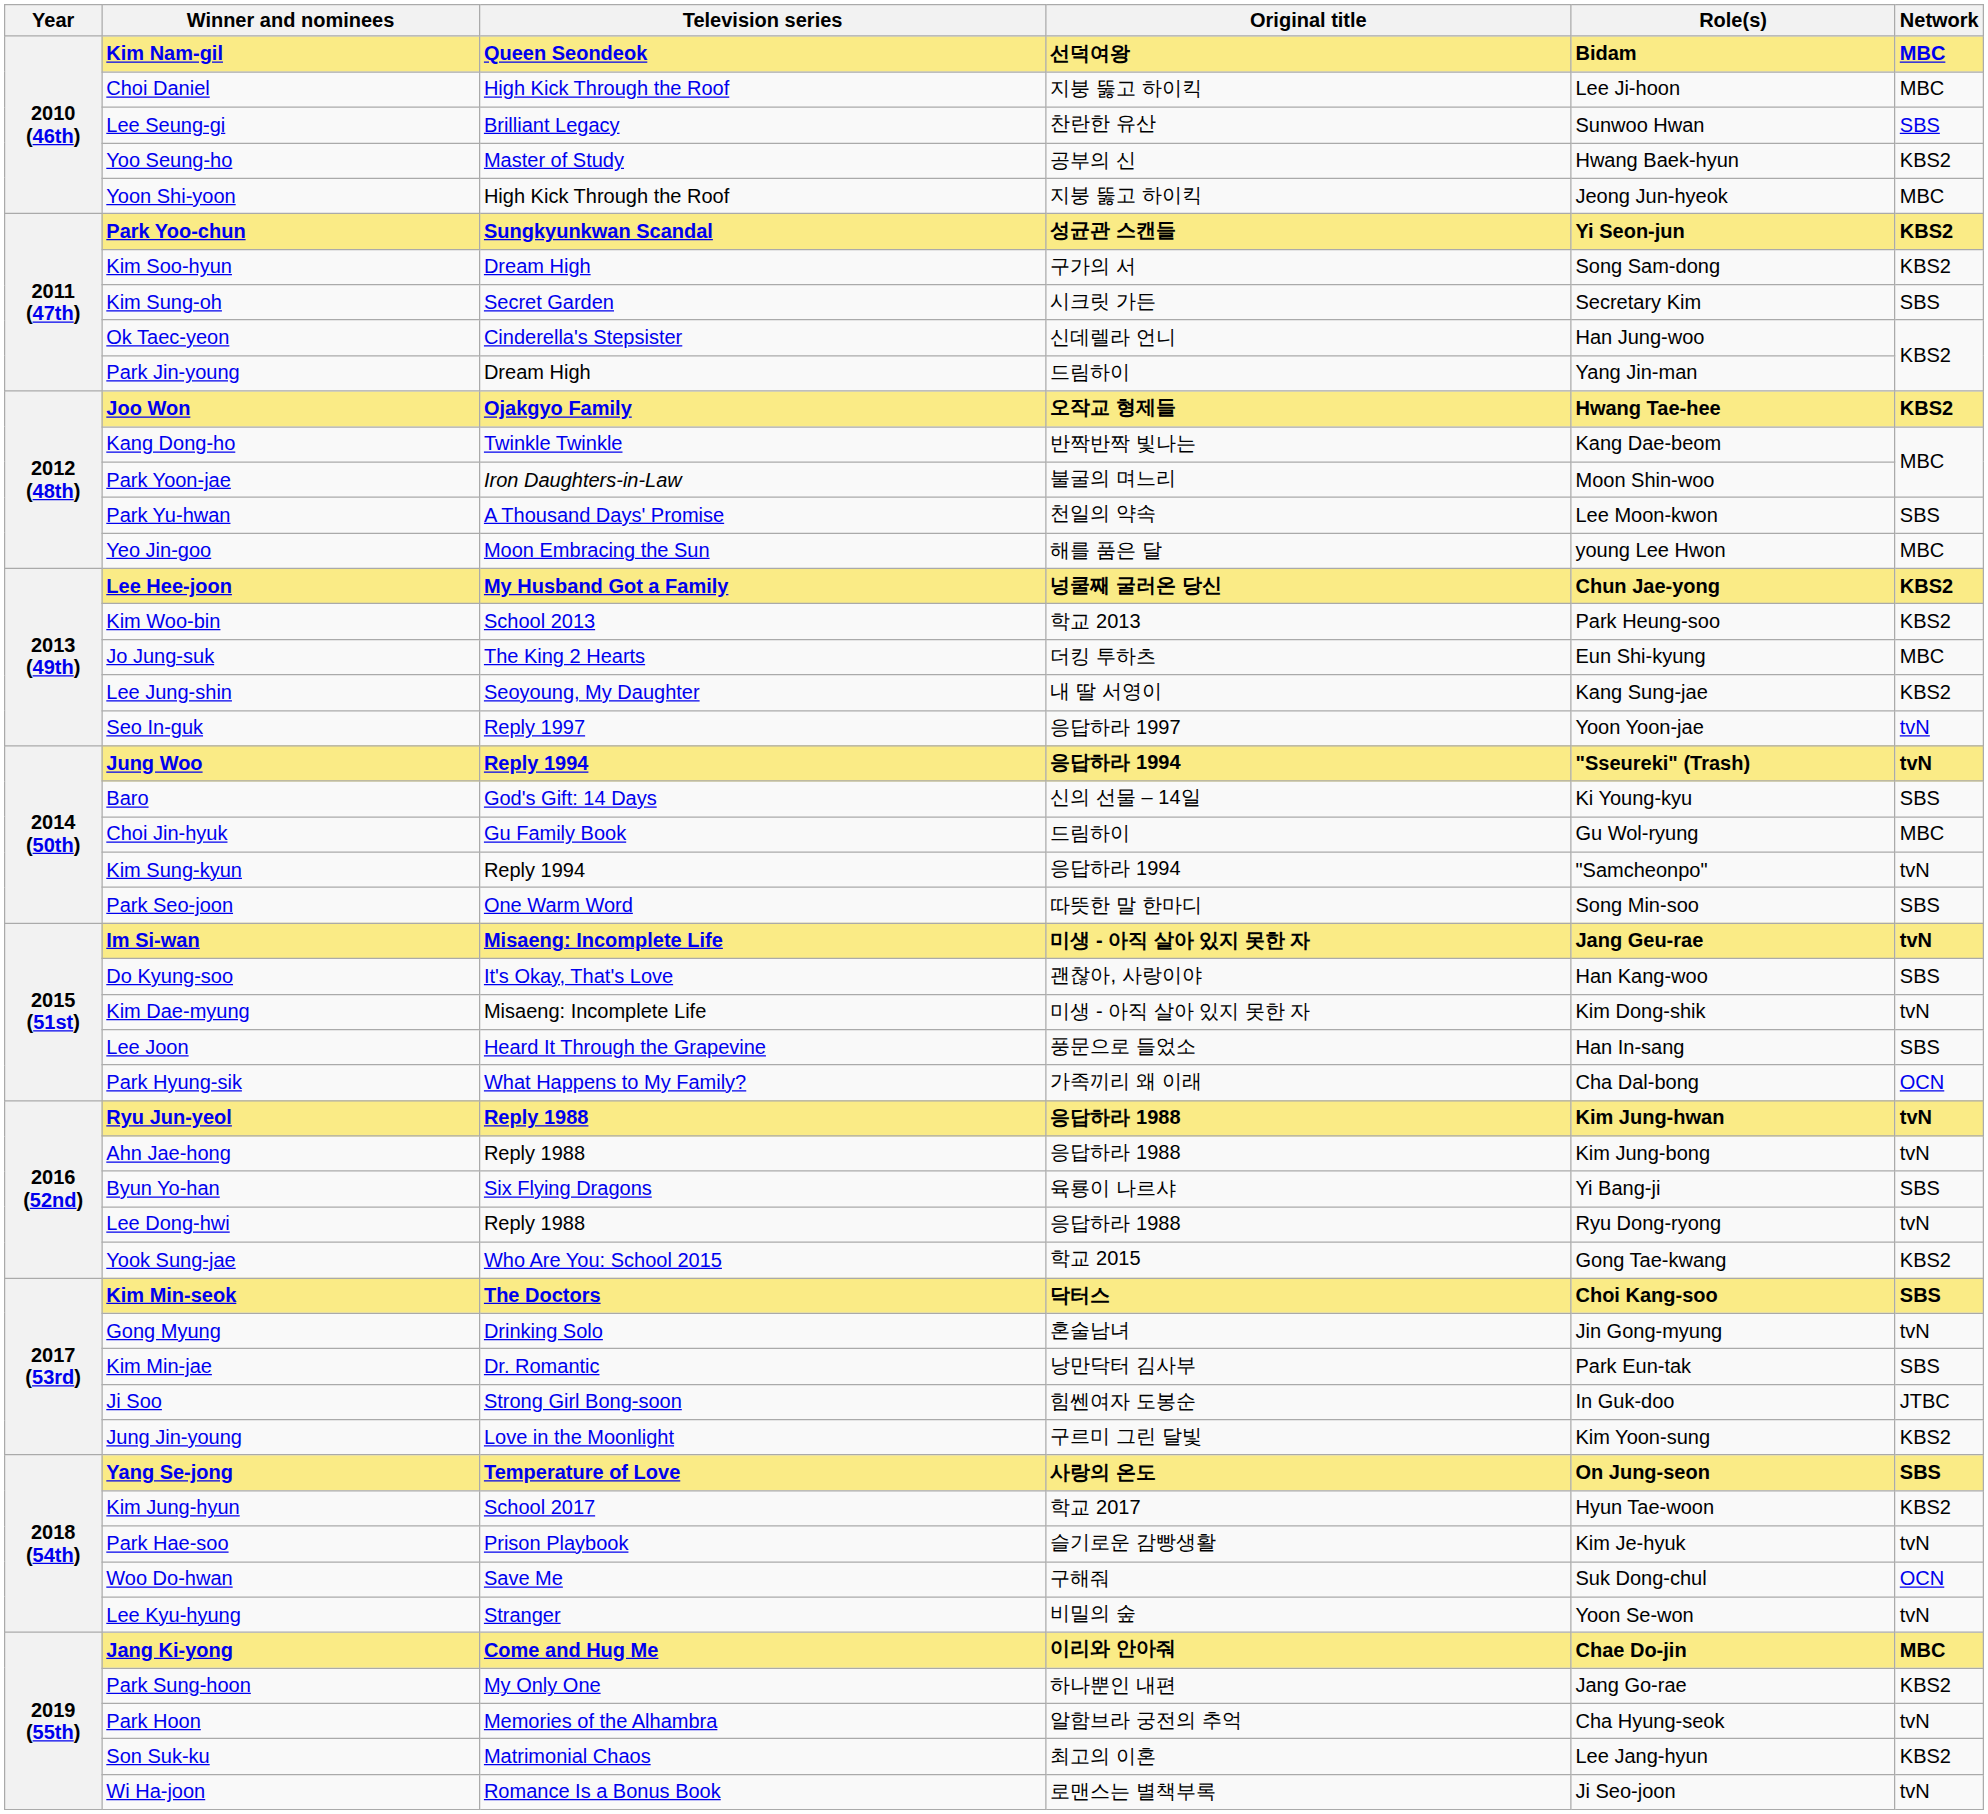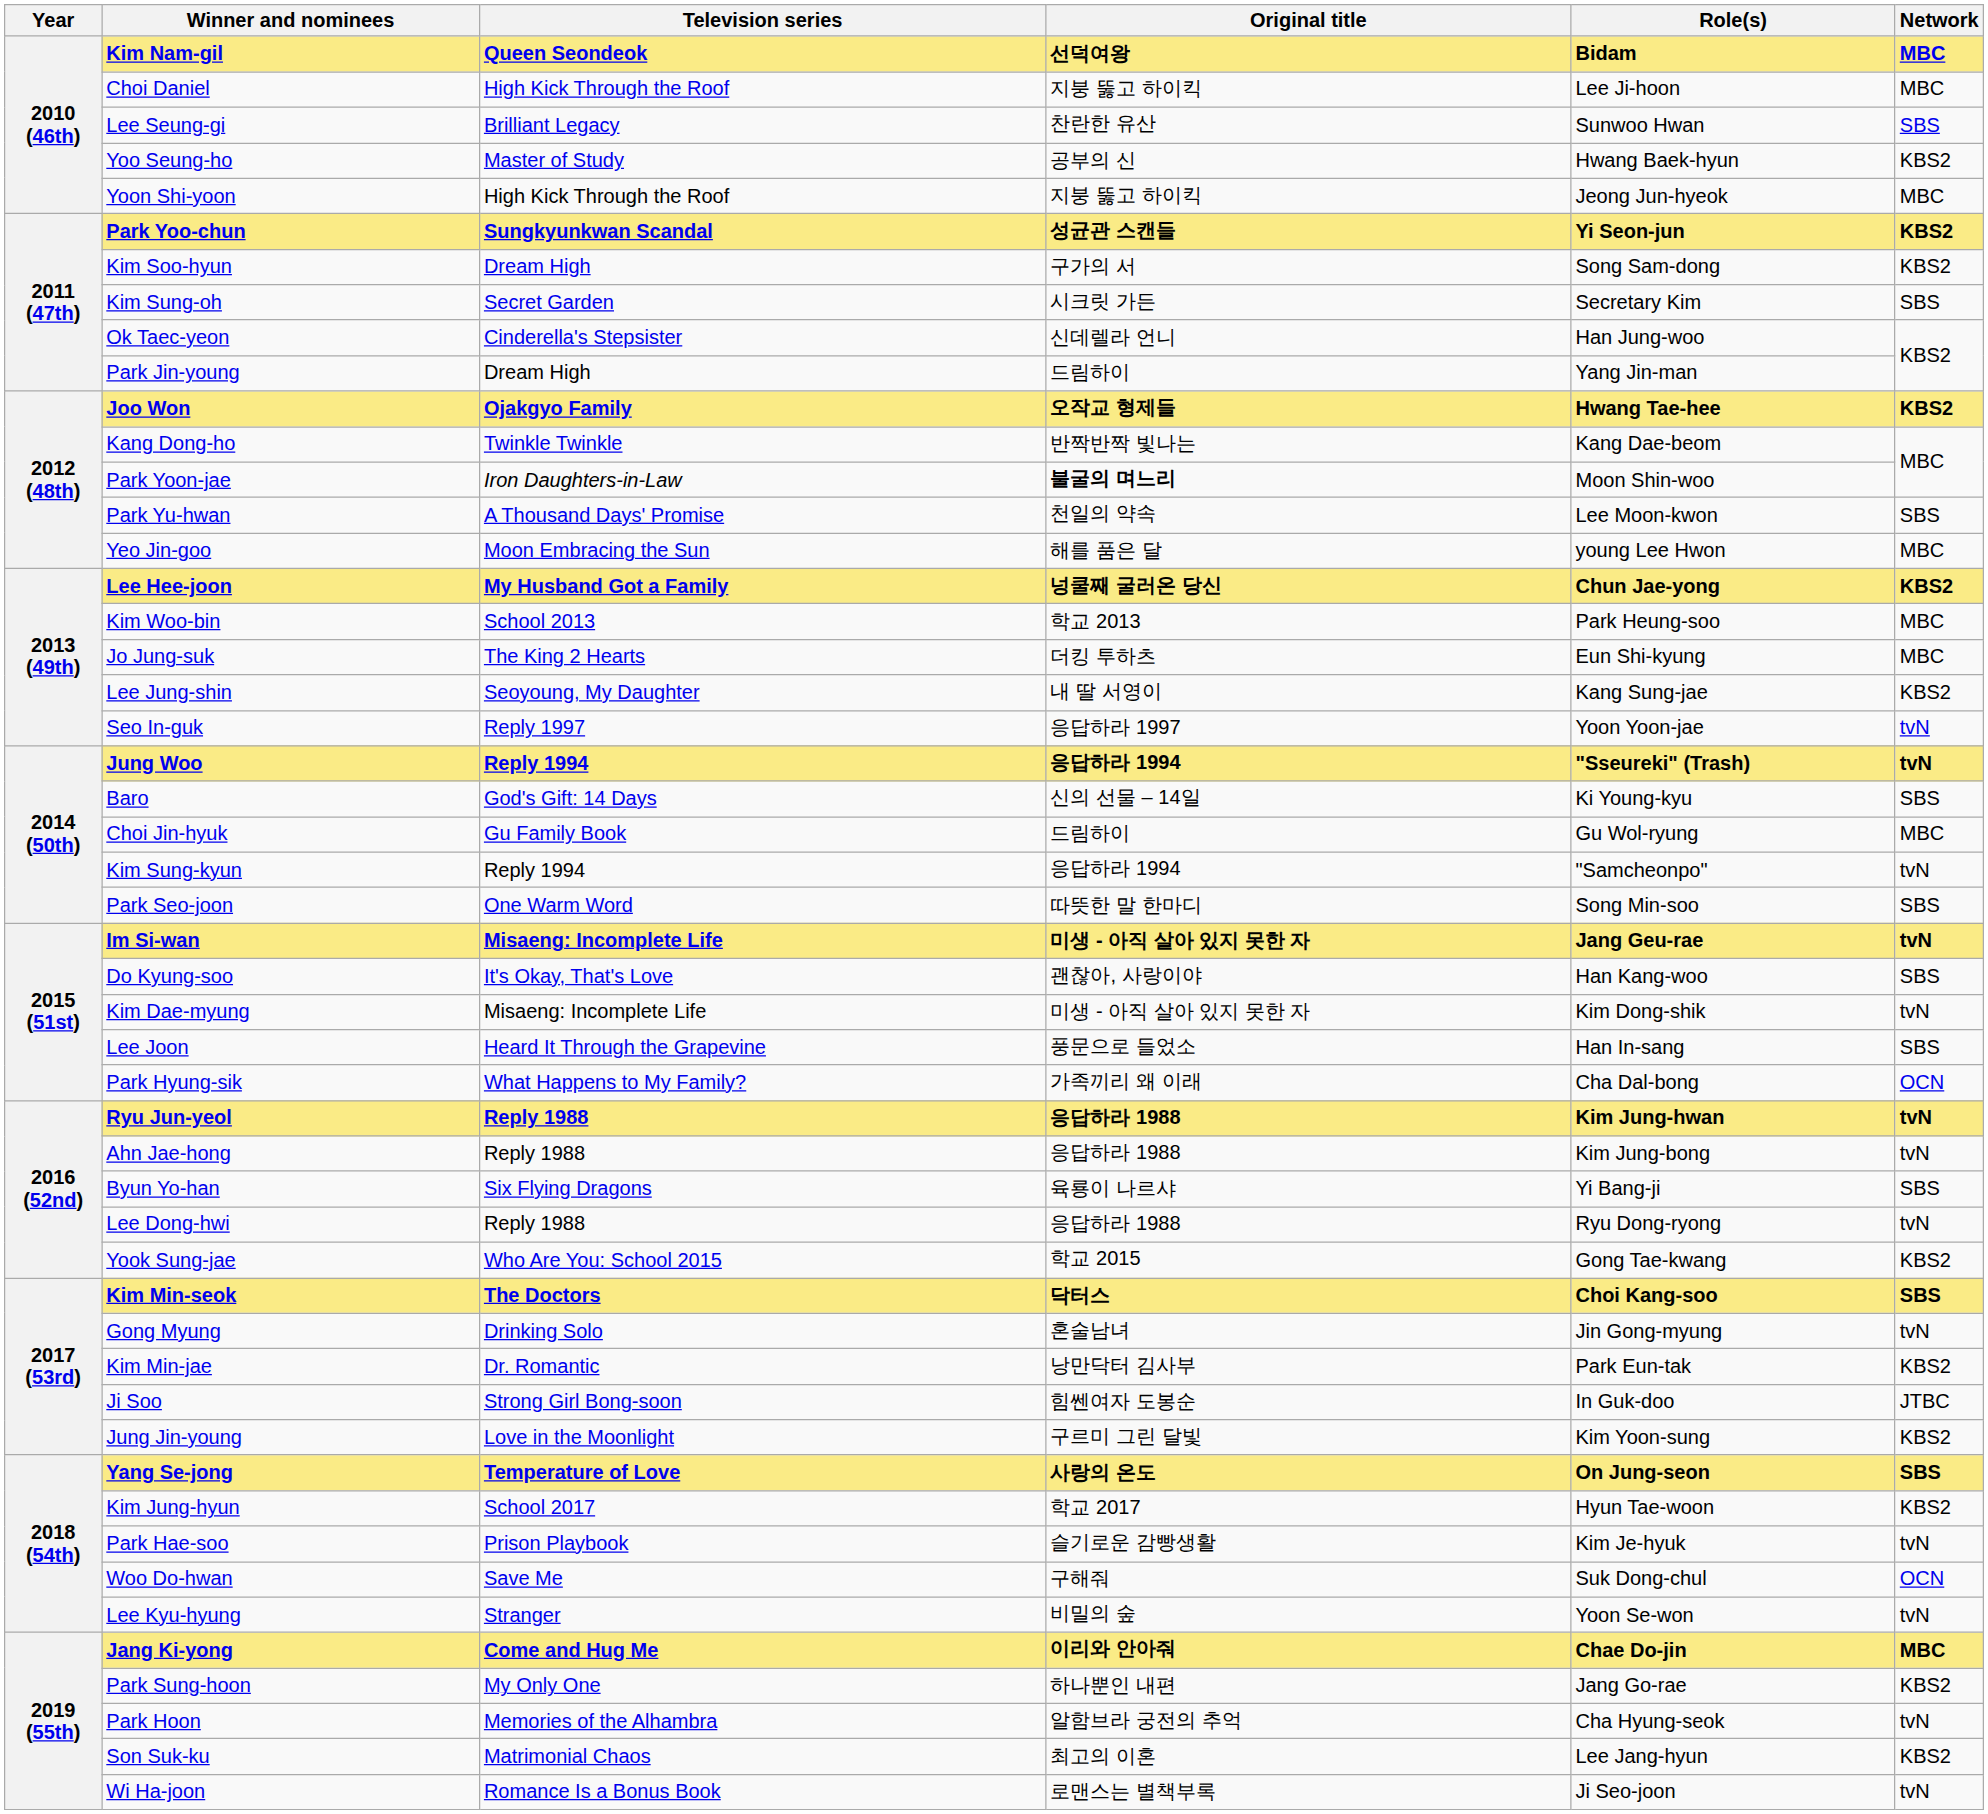(1113, 478) normal -> (1113, 478) bold
(1925, 621) KBS2 -> (1922, 621) MBC
(1920, 1366) SBS -> (1925, 1366) KBS2
